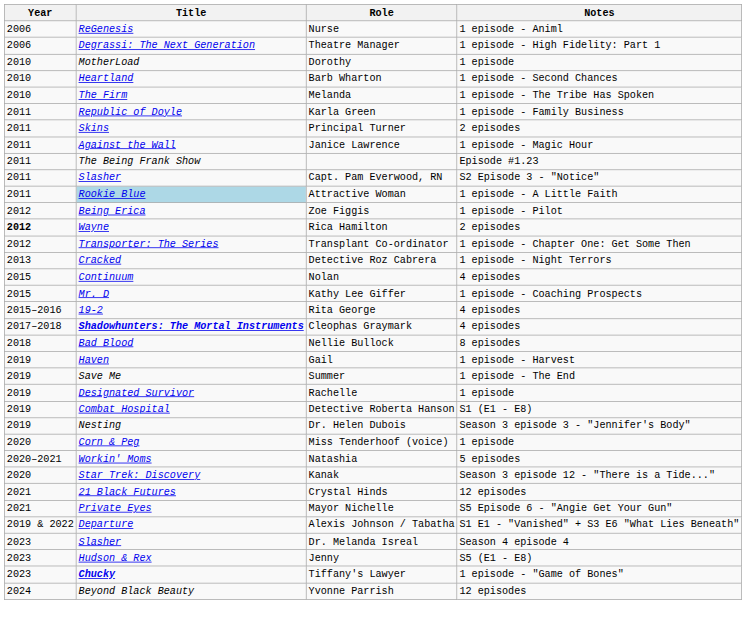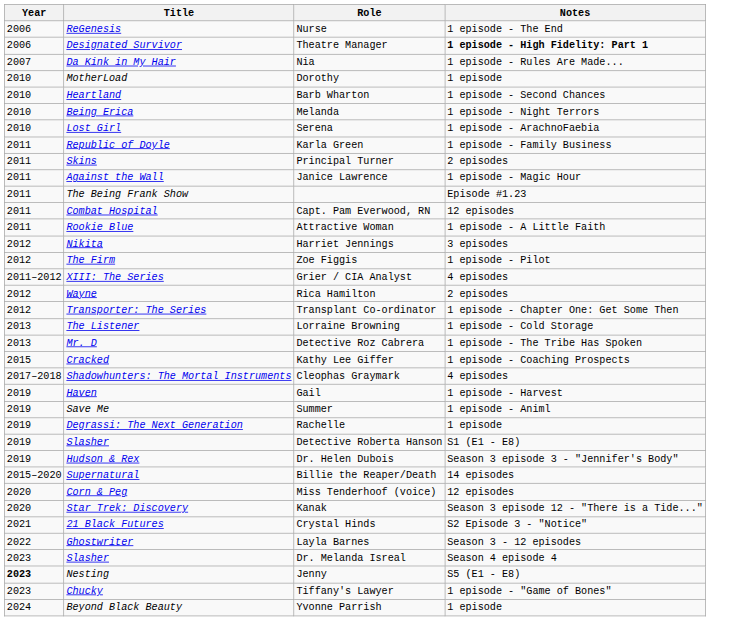(511, 29) 1 episode - Animl -> (505, 29) 1 episode - The End
(167, 46) Degrassi: The Next Generation -> (124, 46) Designated Survivor
(560, 46) normal -> (548, 46) bold
+ row: (306, 62)
(103, 95) The Firm -> (100, 112) Being Erica
(557, 95) 1 episode - The Tribe Has Spoken -> (523, 112) 1 episode - Night Terrors
+ row: (315, 128)
(100, 178) Slasher -> (112, 211) Combat Hospital
(529, 178) S2 Episode 3 - "Notice" -> (481, 211) 12 episodes
(112, 194) lightblue background -> (100, 227) no background
+ row: (345, 244)
(112, 211) Being Erica -> (91, 261) The Firm
+ row: (354, 277)
(19, 227) bold -> (19, 294) normal
+ row: (348, 327)
(100, 261) Cracked -> (82, 343) Mr. D
(535, 261) 1 episode - Night Terrors -> (545, 343) 1 episode - The Tribe Has Spoken
- row: (324, 277)
(94, 294) Mr. D -> (88, 360) Cracked
- row: (342, 310)
(191, 327) bold -> (179, 376) normal
- row: (351, 343)
(517, 376) 1 episode - The End -> (499, 409) 1 episode - Animl
(136, 393) Designated Survivor -> (155, 426) Degrassi: The Next Generation
(124, 409) Combat Hospital -> (88, 442) Slasher
(100, 426) Nesting -> (103, 459) Hudson & Rex
+ row: (366, 475)
(487, 442) 1 episode -> (481, 492) 12 episodes
- row: (333, 459)
(493, 492) 12 episodes -> (517, 525) S2 Episode 3 - "Notice"
- row: (351, 508)
- row: (382, 525)
+ row: (333, 541)
(19, 558) normal -> (19, 575) bold
(115, 558) Hudson & Rex -> (88, 575) Nesting
(97, 575) bold -> (85, 591) normal
(493, 591) 12 episodes -> (475, 608) 1 episode
